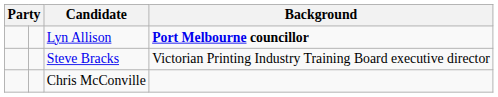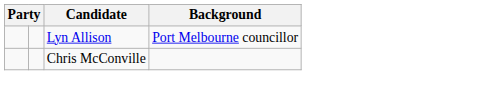(230, 37) bold -> (225, 37) normal
- row: (83, 59)
